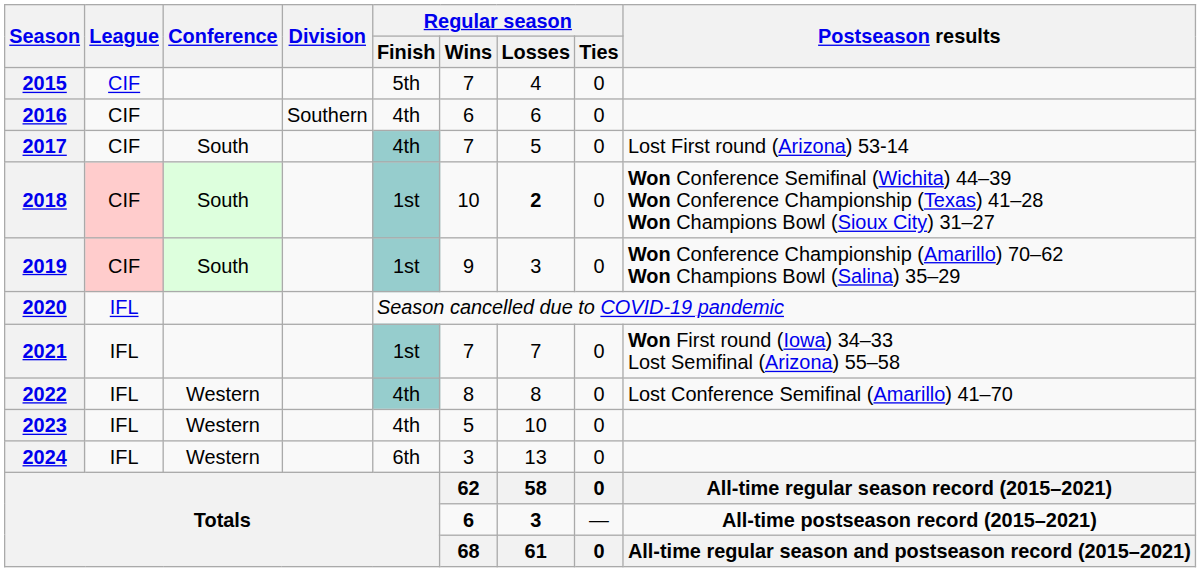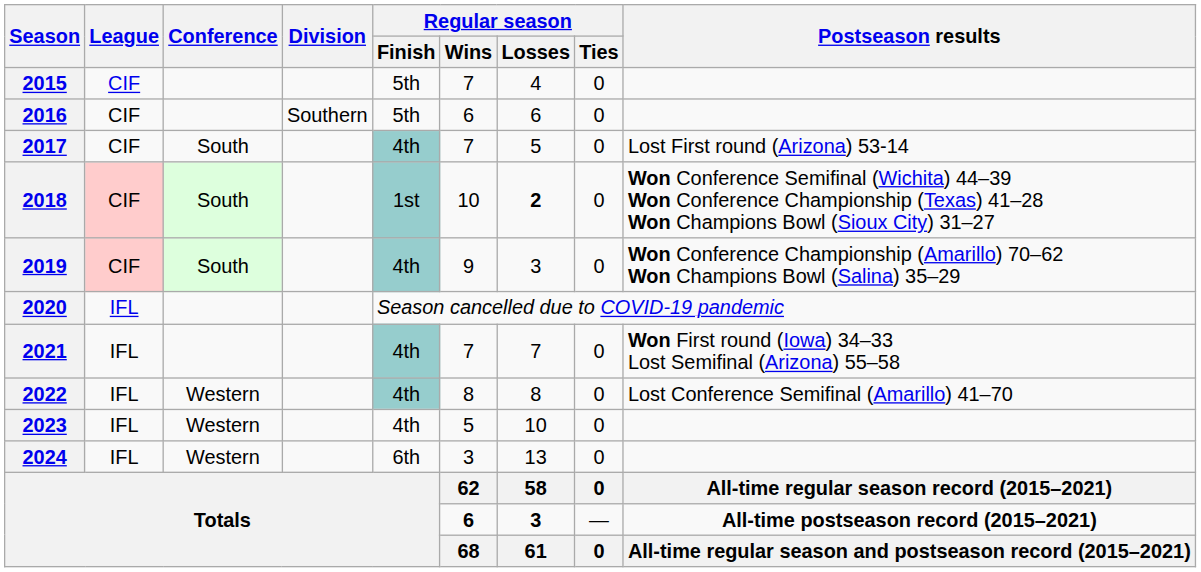(406, 115) 4th -> (406, 115) 5th
(406, 265) 1st -> (406, 265) 4th
(406, 351) 1st -> (406, 351) 4th
